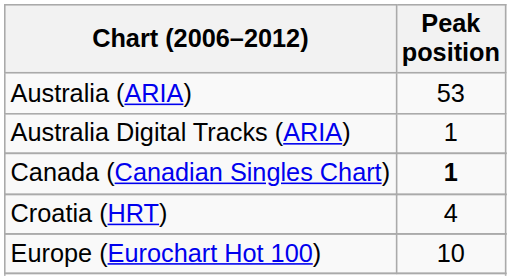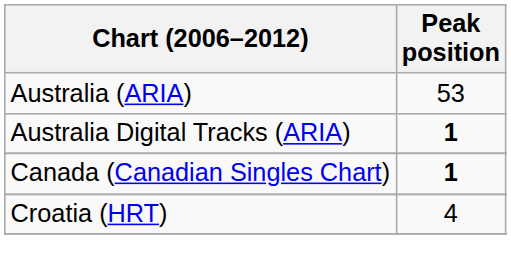(451, 133) normal -> (451, 133) bold
- row: (166, 253)
